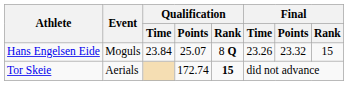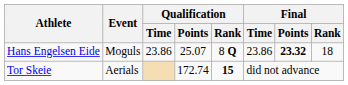(159, 52) 23.84 -> (159, 52) 23.86
(259, 52) 23.26 -> (259, 52) 23.86
(293, 52) normal -> (293, 52) bold
(327, 52) 15 -> (327, 52) 18
